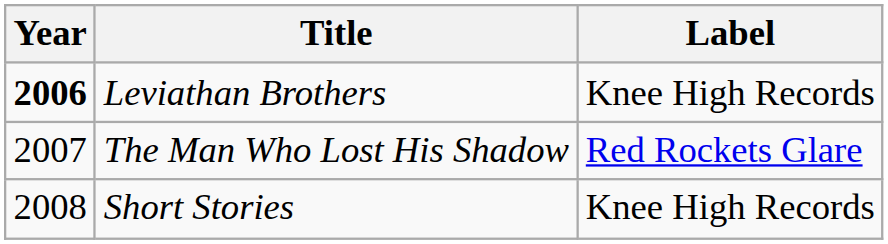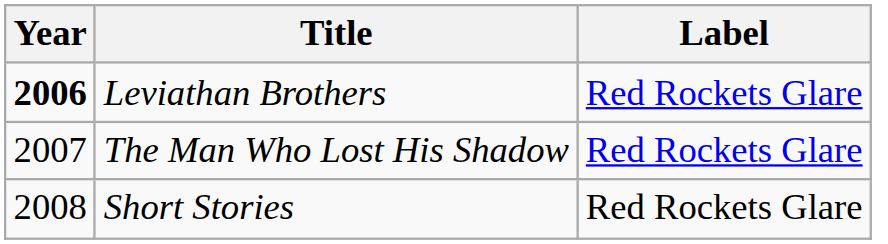(730, 91) Knee High Records -> (724, 91) Red Rockets Glare
(730, 207) Knee High Records -> (724, 207) Red Rockets Glare
